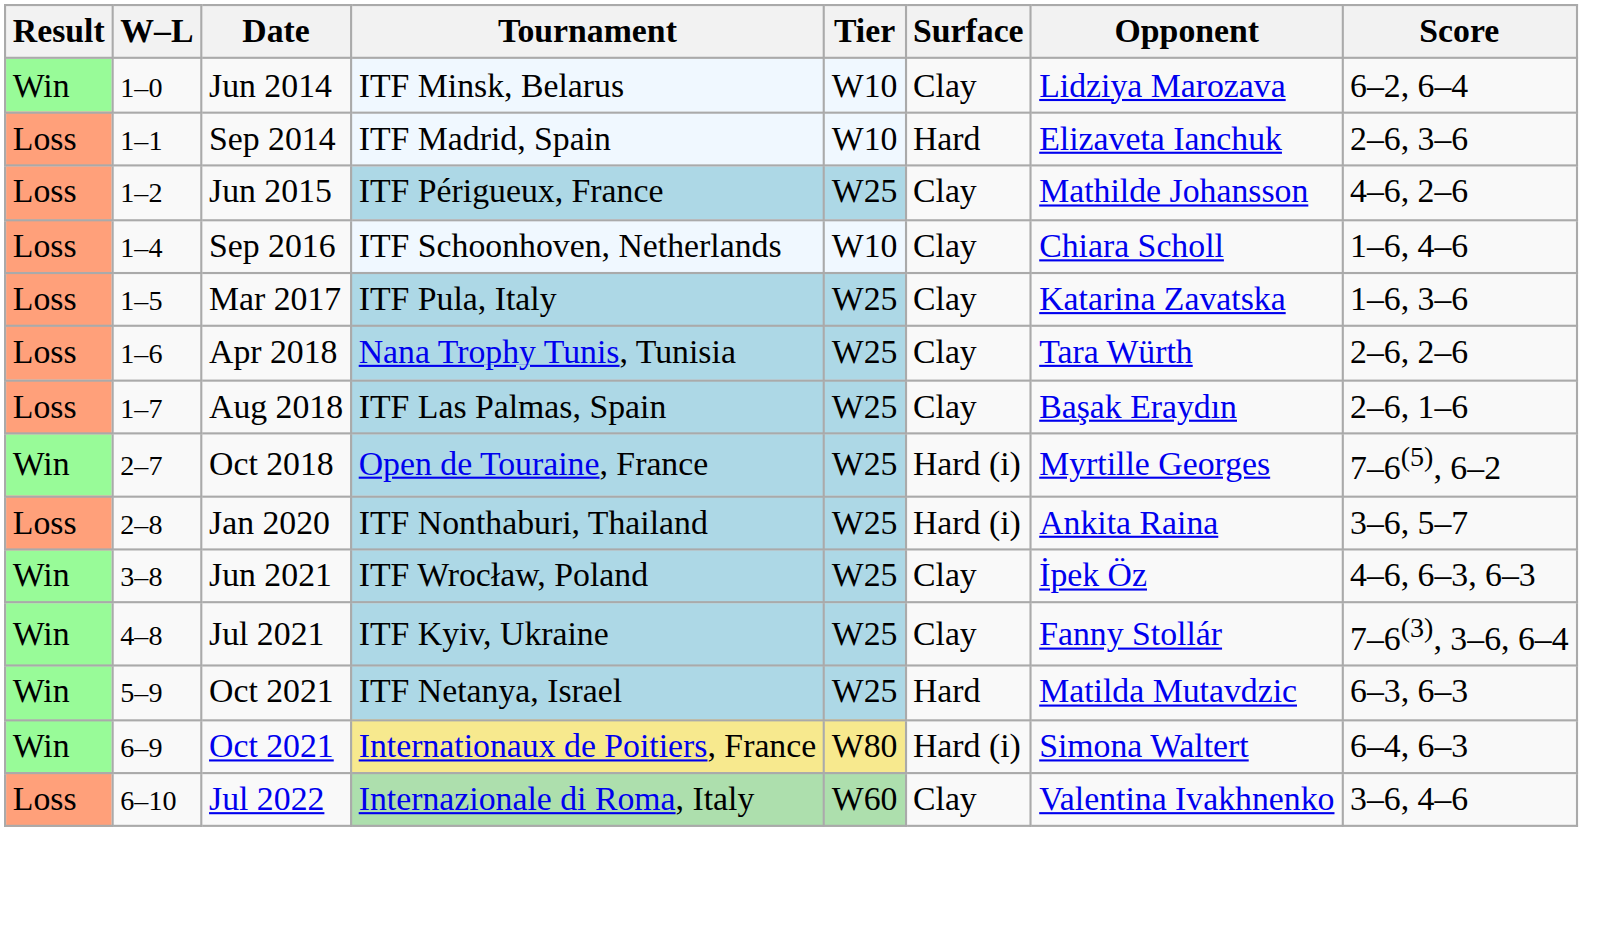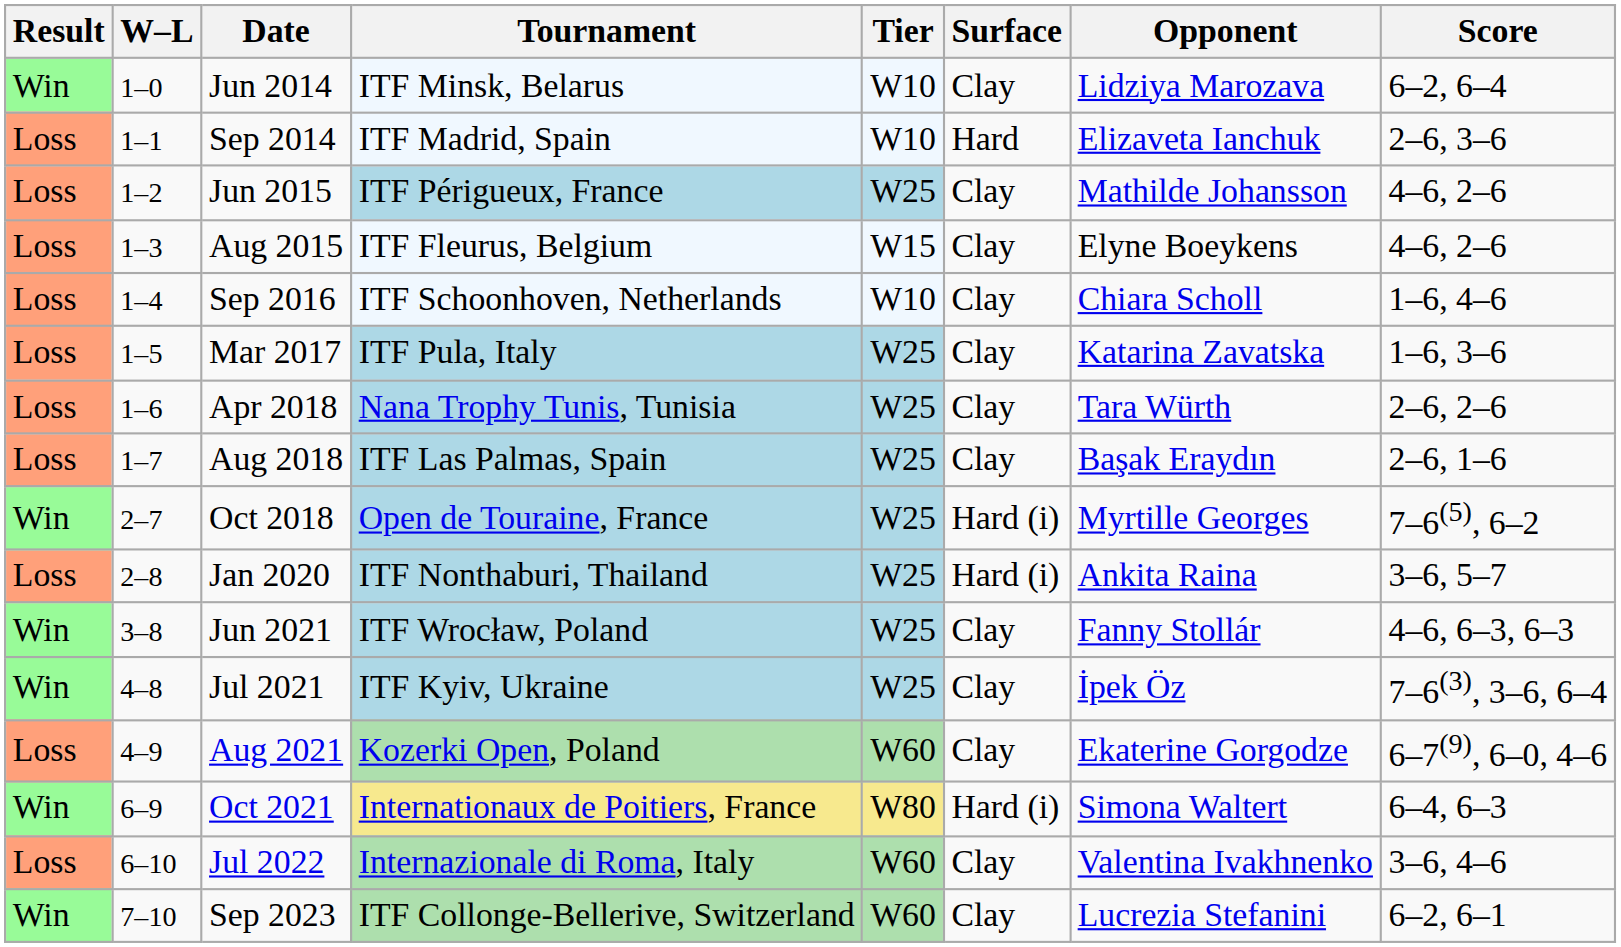+ row: (505, 245)
(1093, 575) İpek Öz -> (1169, 629) Fanny Stollár
(1131, 633) Fanny Stollár -> (1132, 687) İpek Öz
+ row: (509, 750)
- row: (490, 692)
+ row: (607, 915)
